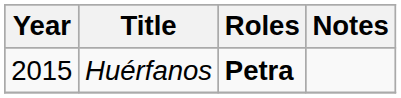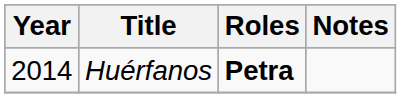(42, 69) 2015 -> (42, 69) 2014
